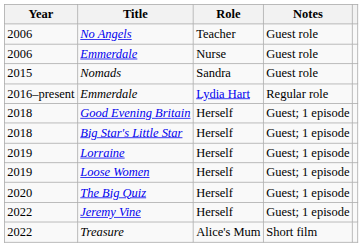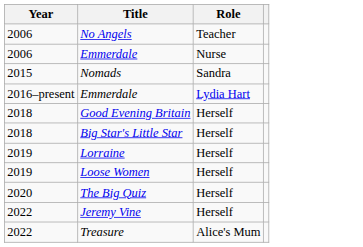- column: (308, 14)
